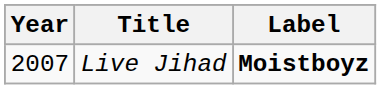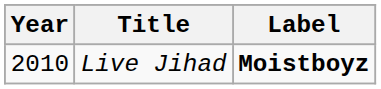(40, 64) 2007 -> (40, 64) 2010
